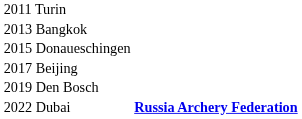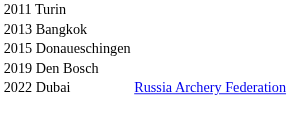- row: (41, 68)
(216, 107) bold -> (210, 88) normal
